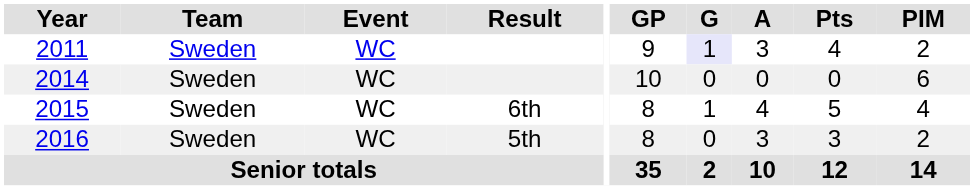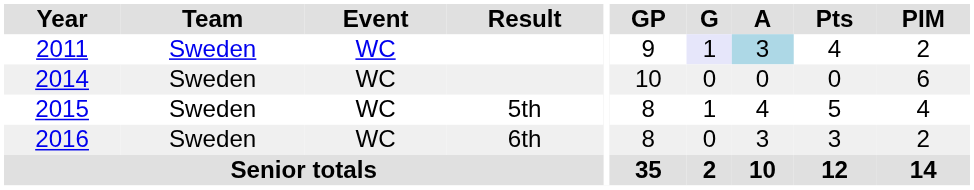(762, 49) no background -> (762, 49) lightblue background
(525, 109) 6th -> (525, 109) 5th
(525, 139) 5th -> (525, 139) 6th
